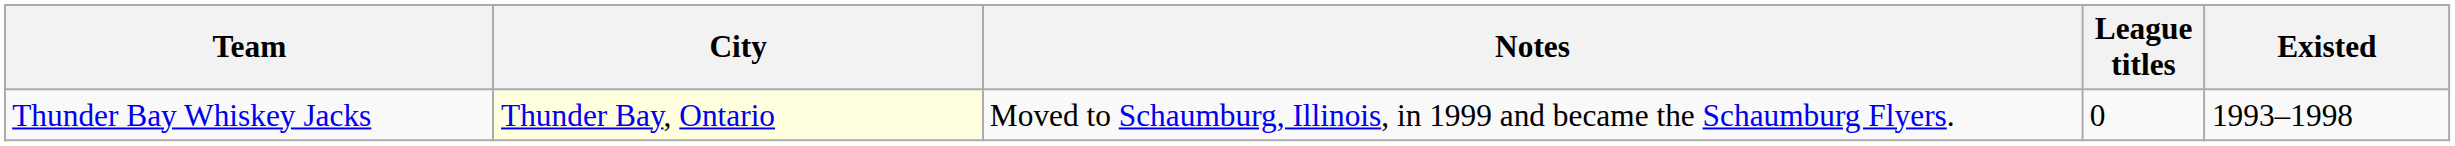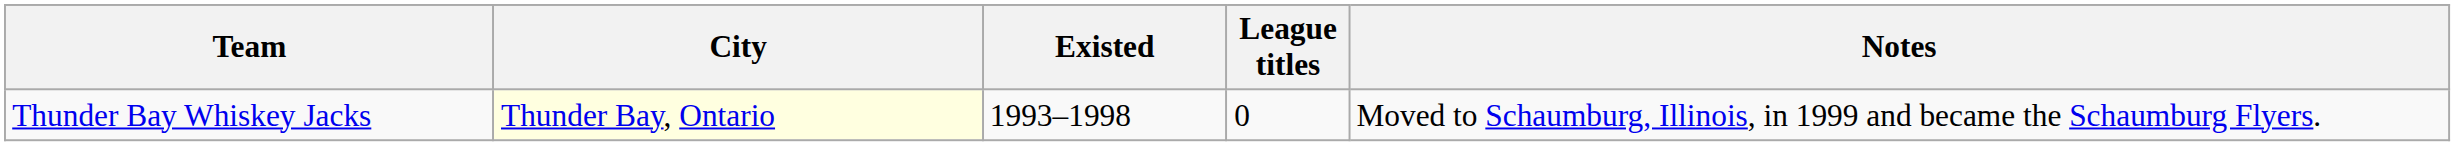columns swapped: (2327, 47) <-> (1533, 47)
